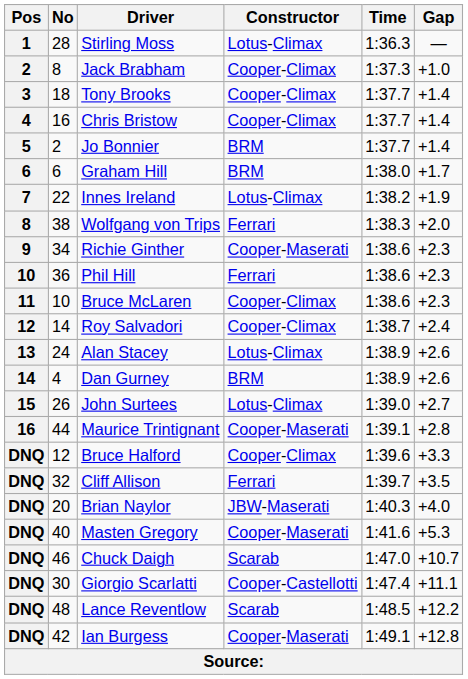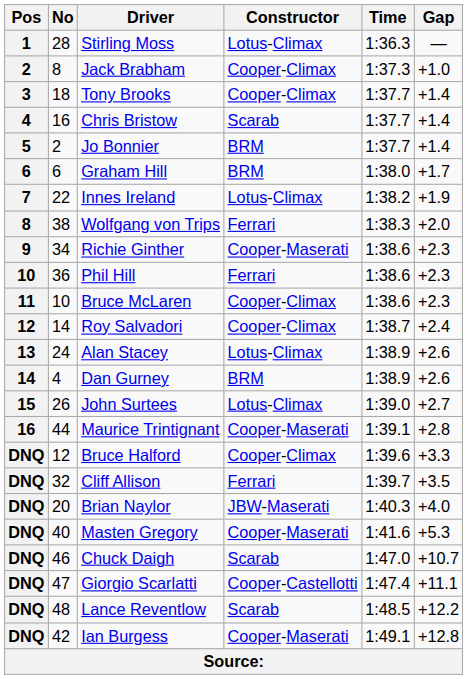(282, 121) Cooper-Climax -> (253, 121) Scarab
(61, 584) 30 -> (61, 584) 47
